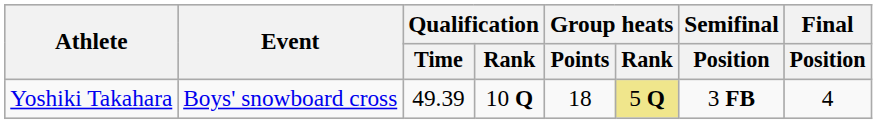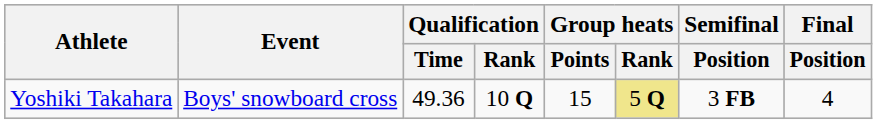(438, 99) 49.39 -> (438, 99) 49.36
(580, 99) 18 -> (580, 99) 15
